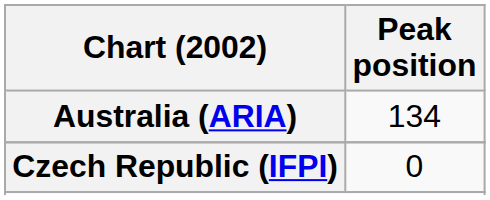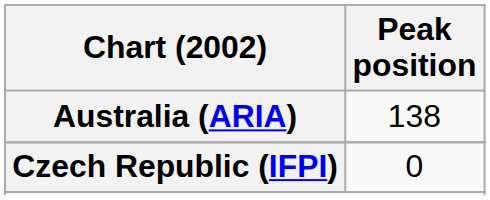(414, 116) 134 -> (414, 116) 138
